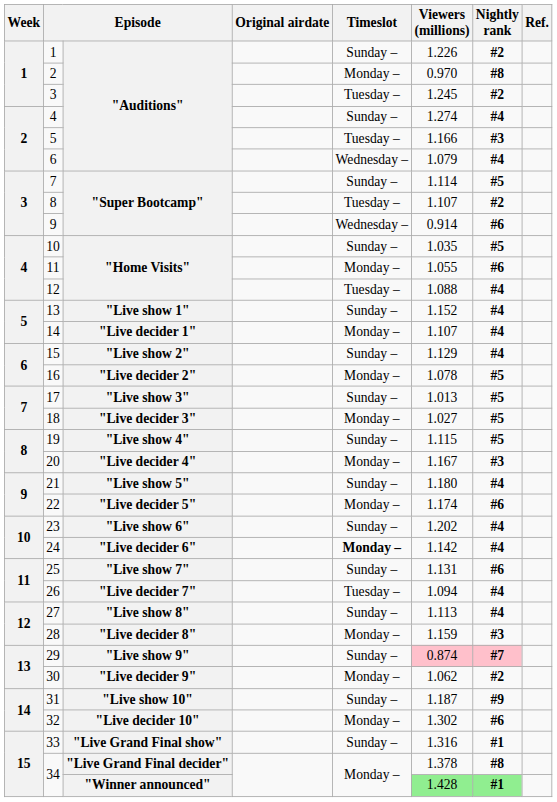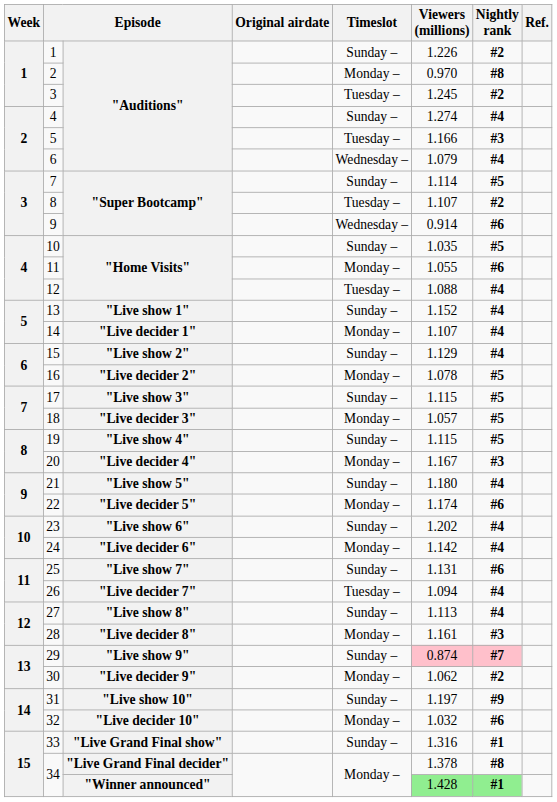(442, 397) 1.013 -> (442, 397) 1.115
(442, 418) 1.027 -> (442, 418) 1.057
(372, 548) bold -> (372, 548) normal
(442, 634) 1.159 -> (442, 634) 1.161
(442, 699) 1.187 -> (442, 699) 1.197
(442, 720) 1.302 -> (442, 720) 1.032
